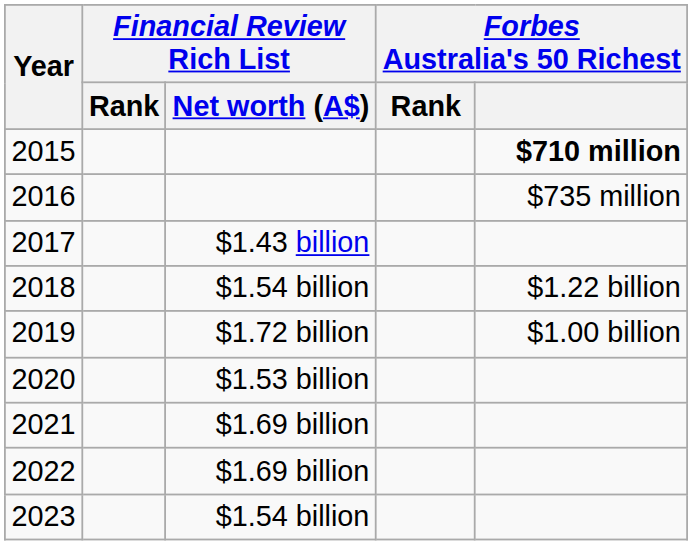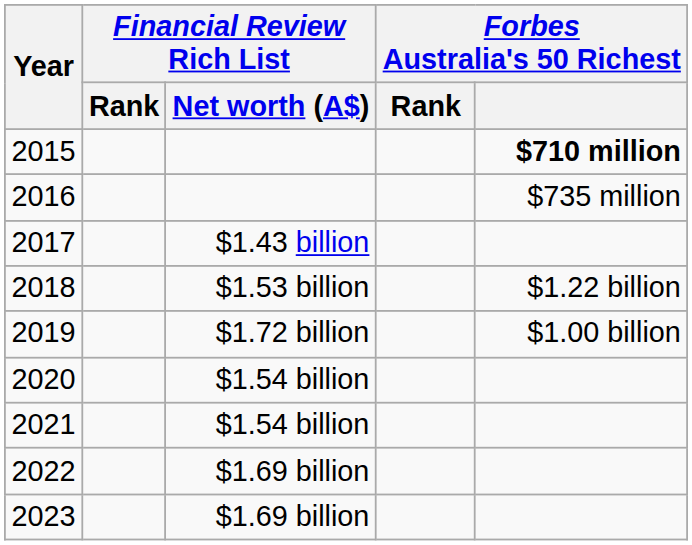(293, 288) $1.54 billion -> (293, 288) $1.53 billion
(293, 379) $1.53 billion -> (293, 379) $1.54 billion
(293, 425) $1.69 billion -> (293, 425) $1.54 billion
(293, 516) $1.54 billion -> (293, 516) $1.69 billion
